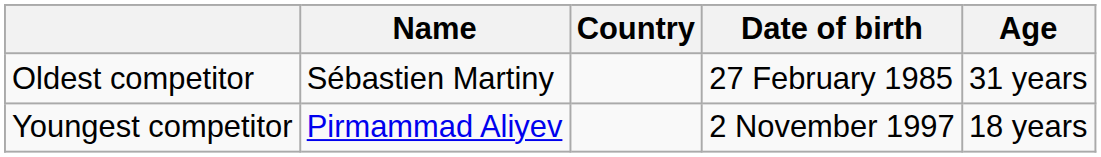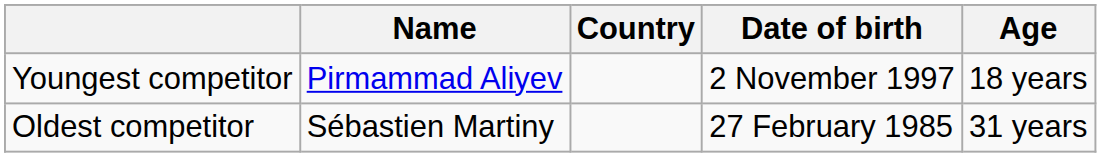rows swapped: (152, 126) <-> (133, 77)
